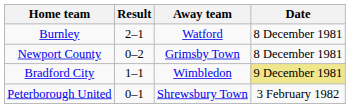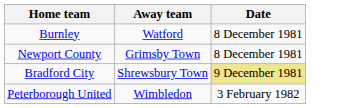- column: (134, 14)
(202, 73) Wimbledon -> (163, 73) Shrewsbury Town
(202, 93) Shrewsbury Town -> (163, 93) Wimbledon
